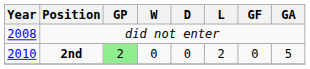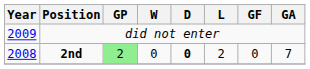(22, 34) 2008 -> (22, 34) 2009
(22, 54) 2010 -> (22, 54) 2008
(187, 54) normal -> (187, 54) bold
(288, 54) 5 -> (288, 54) 7
